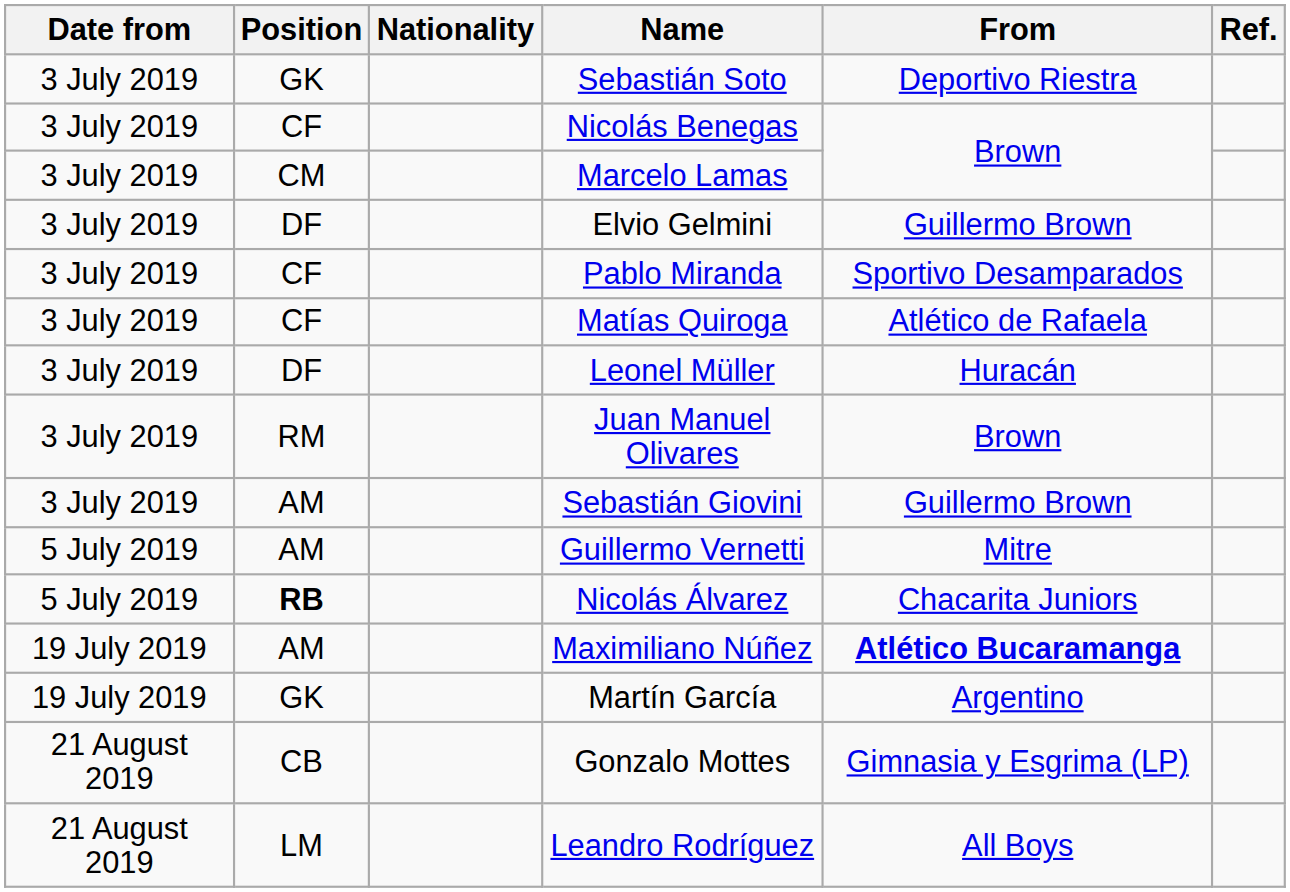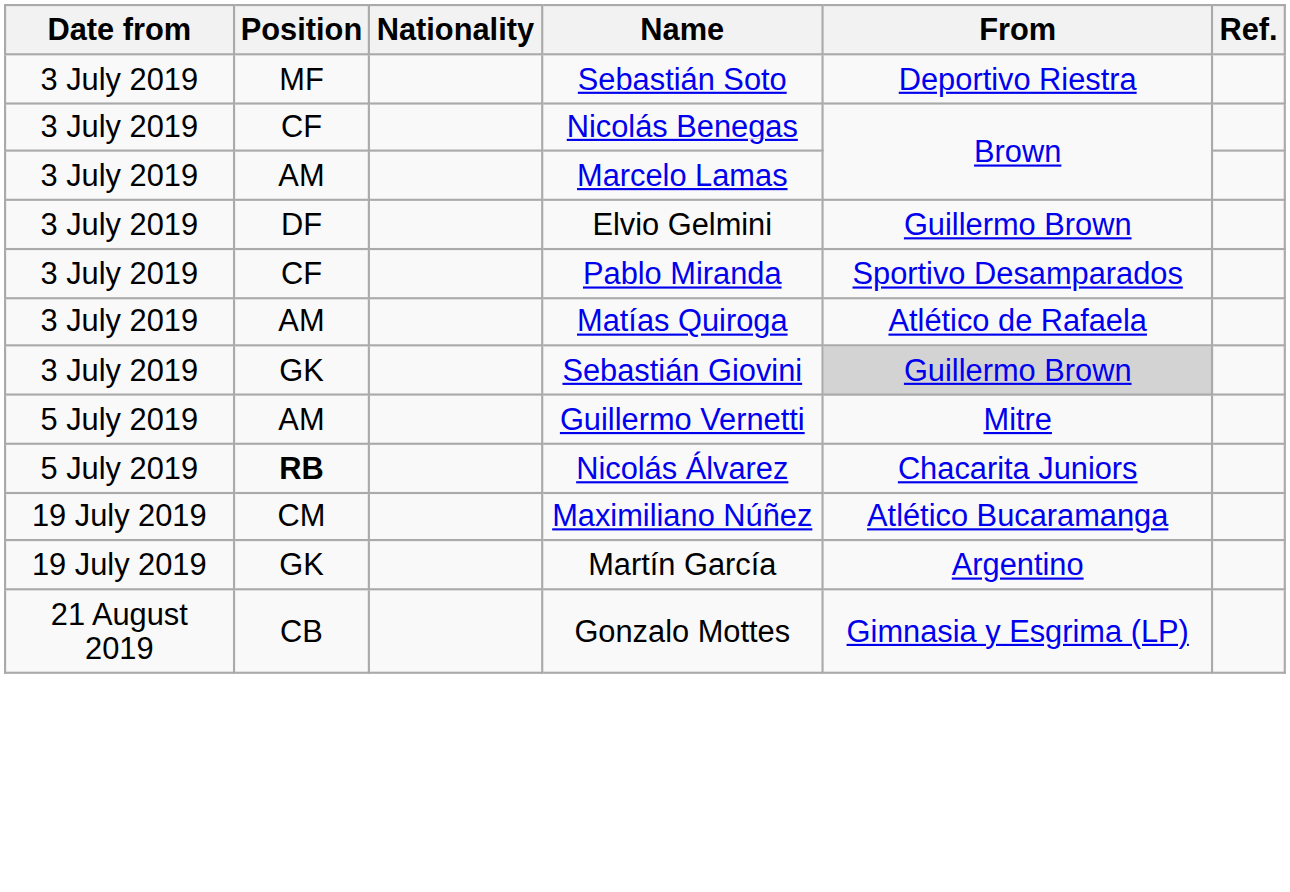(301, 78) GK -> (301, 78) MF
(301, 176) CM -> (301, 176) AM
(301, 322) CF -> (301, 322) AM
- row: (682, 371)
- row: (682, 436)
(301, 502) AM -> (301, 371) GK
(1018, 502) no background -> (1018, 371) lightgrey background
(301, 648) AM -> (301, 517) CM
(1018, 648) bold -> (1018, 517) normal
- row: (682, 846)
